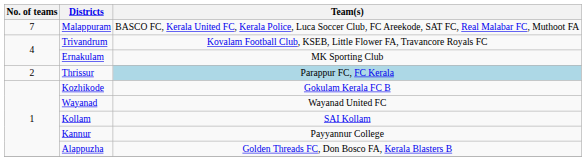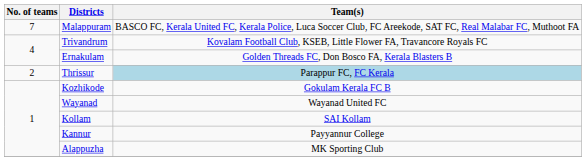(347, 57) MK Sporting Club -> (347, 57) Golden Threads FC, Don Bosco FA, Kerala Blasters B
(347, 149) Golden Threads FC, Don Bosco FA, Kerala Blasters B -> (347, 149) MK Sporting Club
